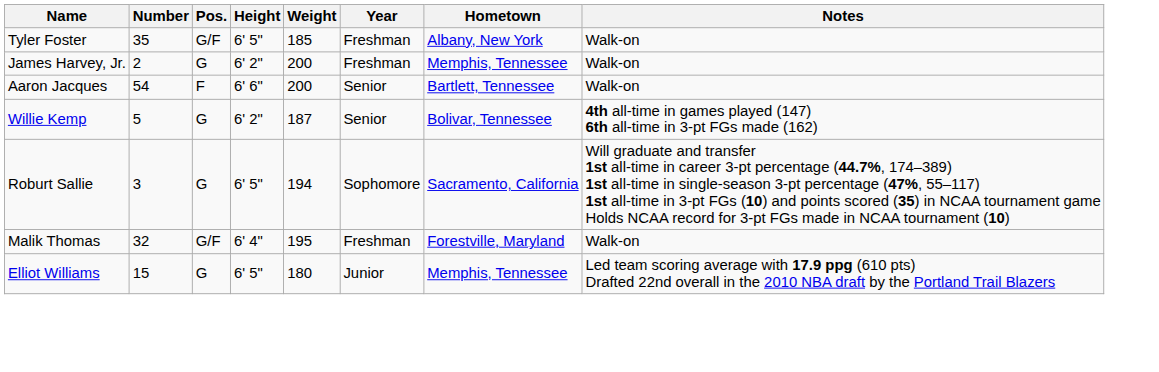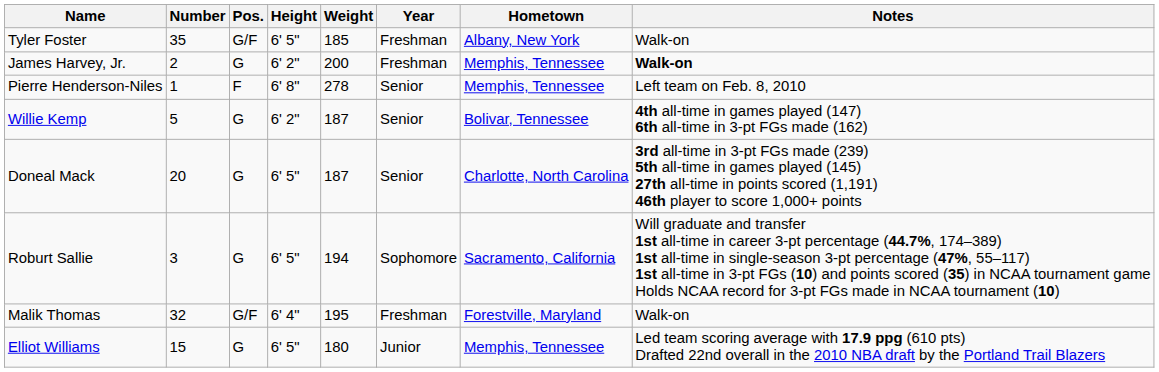(612, 63) normal -> (664, 63) bold
+ row: (85, 87)
- row: (58, 87)
+ row: (51, 176)
